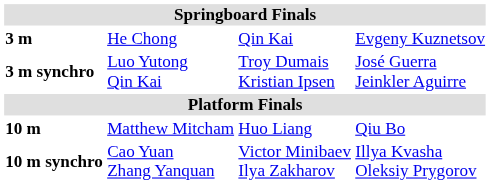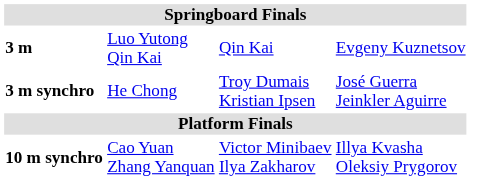(142, 38) He Chong -> (147, 47) Luo Yutong Qin Kai
(147, 71) Luo Yutong Qin Kai -> (142, 90) He Chong
- row: (23, 128)
